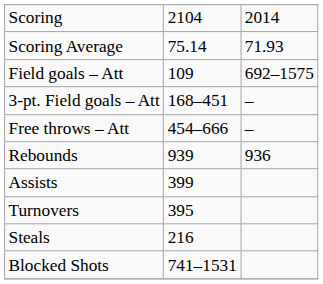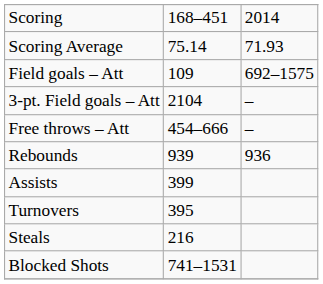(185, 18) 2104 -> (198, 18) 168–451
(198, 100) 168–451 -> (185, 100) 2104
